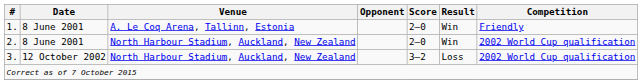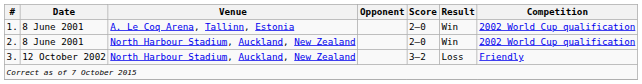(502, 27) Friendly -> (557, 27) 2002 World Cup qualification
(557, 57) 2002 World Cup qualification -> (502, 57) Friendly
